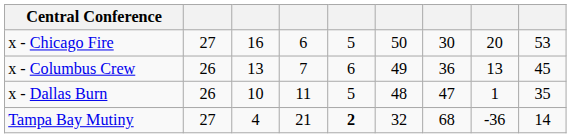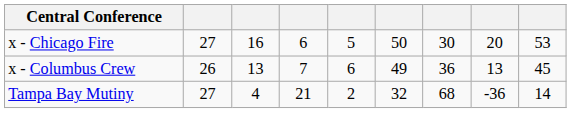- row: (58, 94)
(351, 119) bold -> (351, 94) normal
